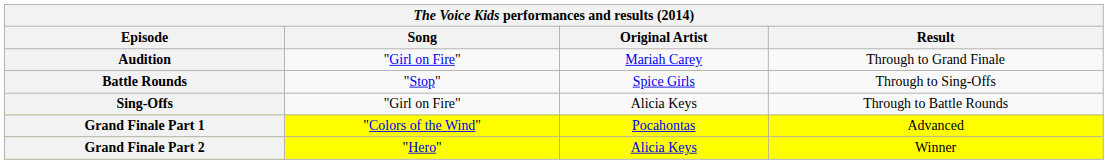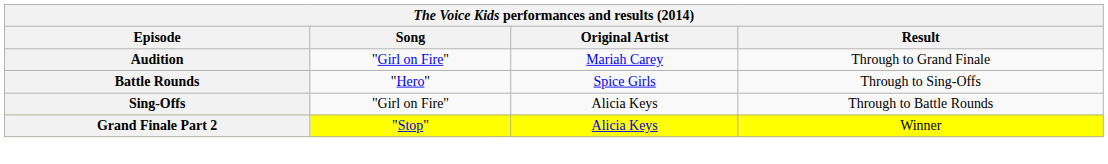(422, 81) "Stop" -> (410, 81) "Hero"
- row: (145, 125)
(422, 147) "Hero" -> (410, 125) "Stop"
